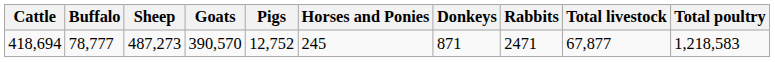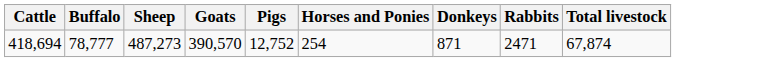- column: (720, 17)
(314, 43) 245 -> (314, 43) 254
(589, 43) 67,877 -> (589, 43) 67,874
